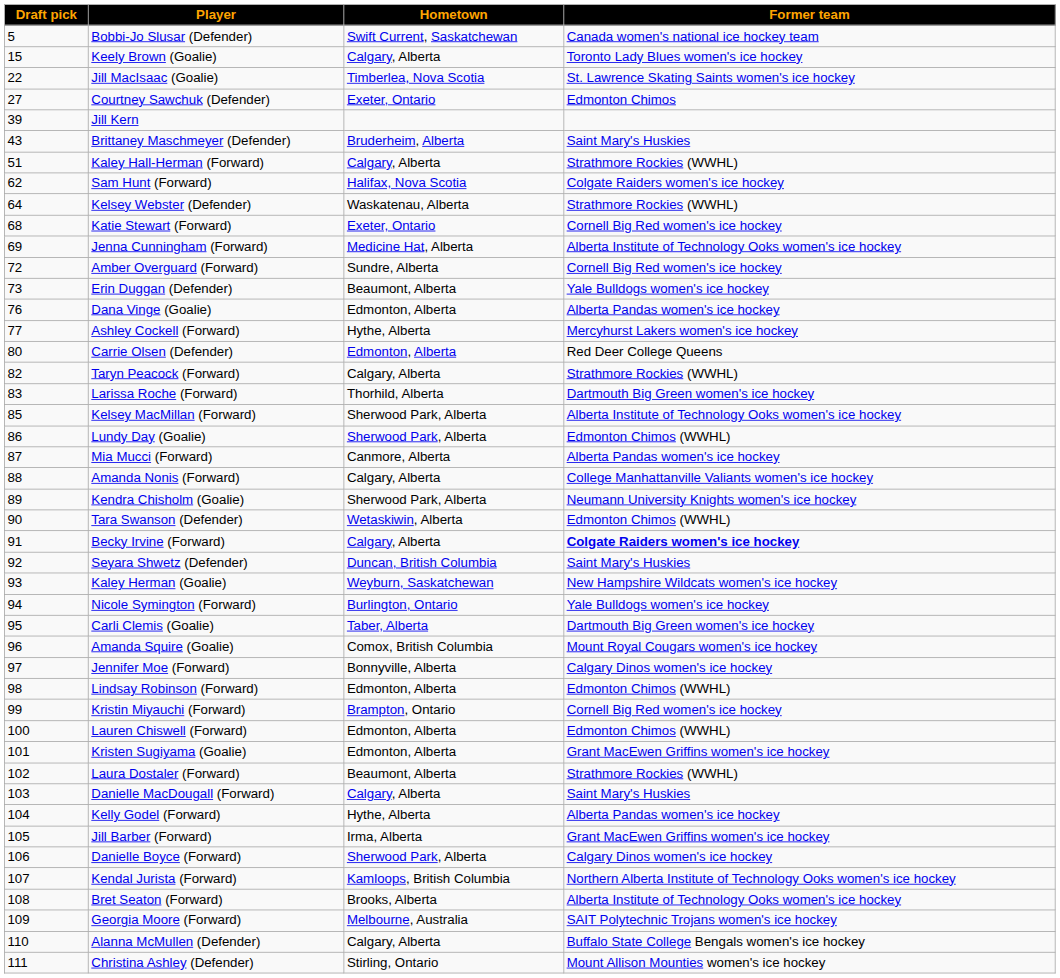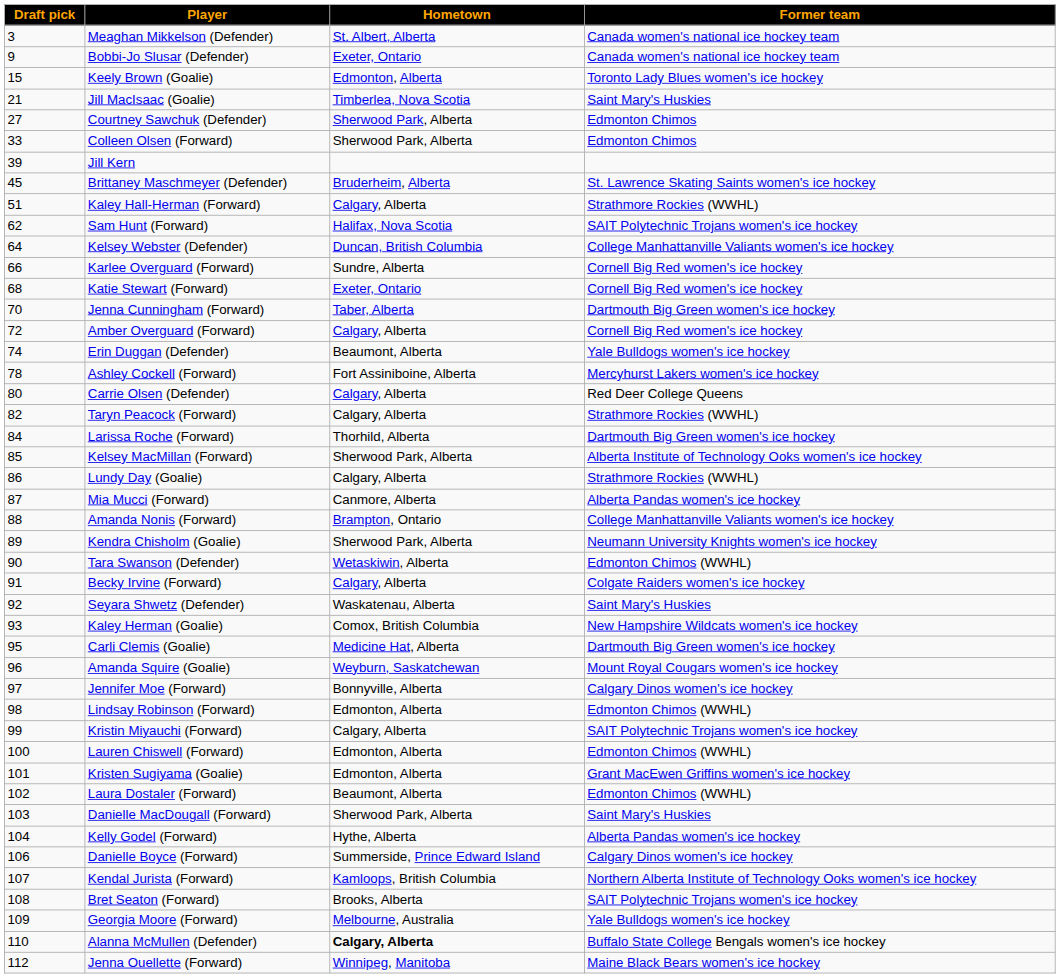+ row: (180, 36)
(11, 36) 5 -> (11, 57) 9
(432, 36) Swift Current, Saskatchewan -> (377, 57) Exeter, Ontario
(394, 57) Calgary, Alberta -> (387, 78) Edmonton, Alberta
(15, 78) 22 -> (15, 99) 21
(711, 78) St. Lawrence Skating Saints women's ice hockey -> (649, 99) Saint Mary's Huskies
(391, 99) Exeter, Ontario -> (402, 120) Sherwood Park, Alberta
+ row: (160, 141)
(15, 141) 43 -> (15, 183) 45
(628, 141) Saint Mary's Huskies -> (731, 183) St. Lawrence Skating Saints women's ice hockey
(675, 183) Colgate Raiders women's ice hockey -> (722, 225) SAIT Polytechnic Trojans women's ice hockey
(408, 204) Waskatenau, Alberta -> (408, 246) Duncan, British Columbia
(652, 204) Strathmore Rockies (WWHL) -> (740, 246) College Manhattanville Valiants women's ice hockey
+ row: (171, 267)
(15, 246) 69 -> (15, 309) 70
(410, 246) Medicine Hat, Alberta -> (373, 309) Taber, Alberta
(734, 246) Alberta Institute of Technology Ooks women's ice hockey -> (711, 309) Dartmouth Big Green women's ice hockey
(393, 267) Sundre, Alberta -> (379, 330) Calgary, Alberta
(15, 288) 73 -> (15, 352) 74
- row: (151, 309)
(15, 330) 77 -> (15, 373) 78
(389, 330) Hythe, Alberta -> (404, 373) Fort Assiniboine, Alberta
(402, 352) Edmonton, Alberta -> (379, 394) Calgary, Alberta
(15, 394) 83 -> (15, 436) 84
(417, 436) Sherwood Park, Alberta -> (379, 478) Calgary, Alberta
(649, 436) Edmonton Chimos (WWHL) -> (673, 478) Strathmore Rockies (WWHL)
(394, 478) Calgary, Alberta -> (387, 520) Brampton, Ontario
(683, 541) bold -> (696, 583) normal
(422, 562) Duncan, British Columbia -> (394, 604) Waskatenau, Alberta
(420, 583) Weyburn, Saskatchewan -> (406, 625) Comox, British Columbia
- row: (174, 604)
(387, 625) Taber, Alberta -> (396, 646) Medicine Hat, Alberta
(420, 646) Comox, British Columbia -> (406, 667) Weyburn, Saskatchewan
(401, 710) Brampton, Ontario -> (379, 731) Calgary, Alberta
(674, 710) Cornell Big Red women's ice hockey -> (722, 731) SAIT Polytechnic Trojans women's ice hockey
(652, 773) Strathmore Rockies (WWHL) -> (669, 794) Edmonton Chimos (WWHL)
(394, 794) Calgary, Alberta -> (402, 815) Sherwood Park, Alberta
- row: (151, 836)
(417, 857) Sherwood Park, Alberta -> (436, 857) Summerside, Prince Edward Island
(734, 899) Alberta Institute of Technology Ooks women's ice hockey -> (722, 899) SAIT Polytechnic Trojans women's ice hockey
(702, 920) SAIT Polytechnic Trojans women's ice hockey -> (688, 920) Yale Bulldogs women's ice hockey
(394, 941) normal -> (383, 941) bold
- row: (172, 962)
+ row: (165, 962)
